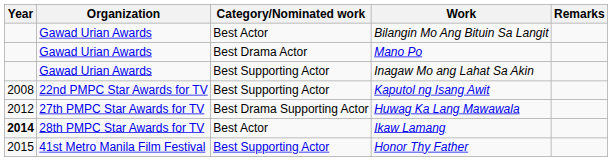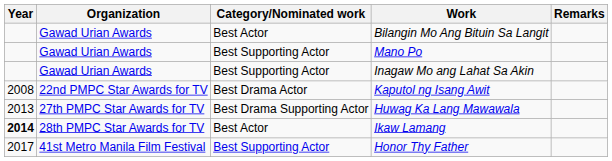(260, 52) Best Drama Actor -> (271, 52) Best Supporting Actor
(271, 90) Best Supporting Actor -> (260, 90) Best Drama Actor
(20, 109) 2012 -> (20, 109) 2013
(20, 147) 2015 -> (20, 147) 2017
